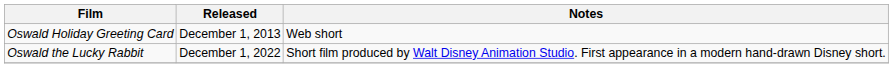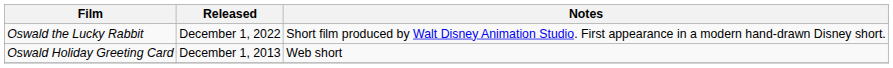rows swapped: (90, 33) <-> (75, 53)
